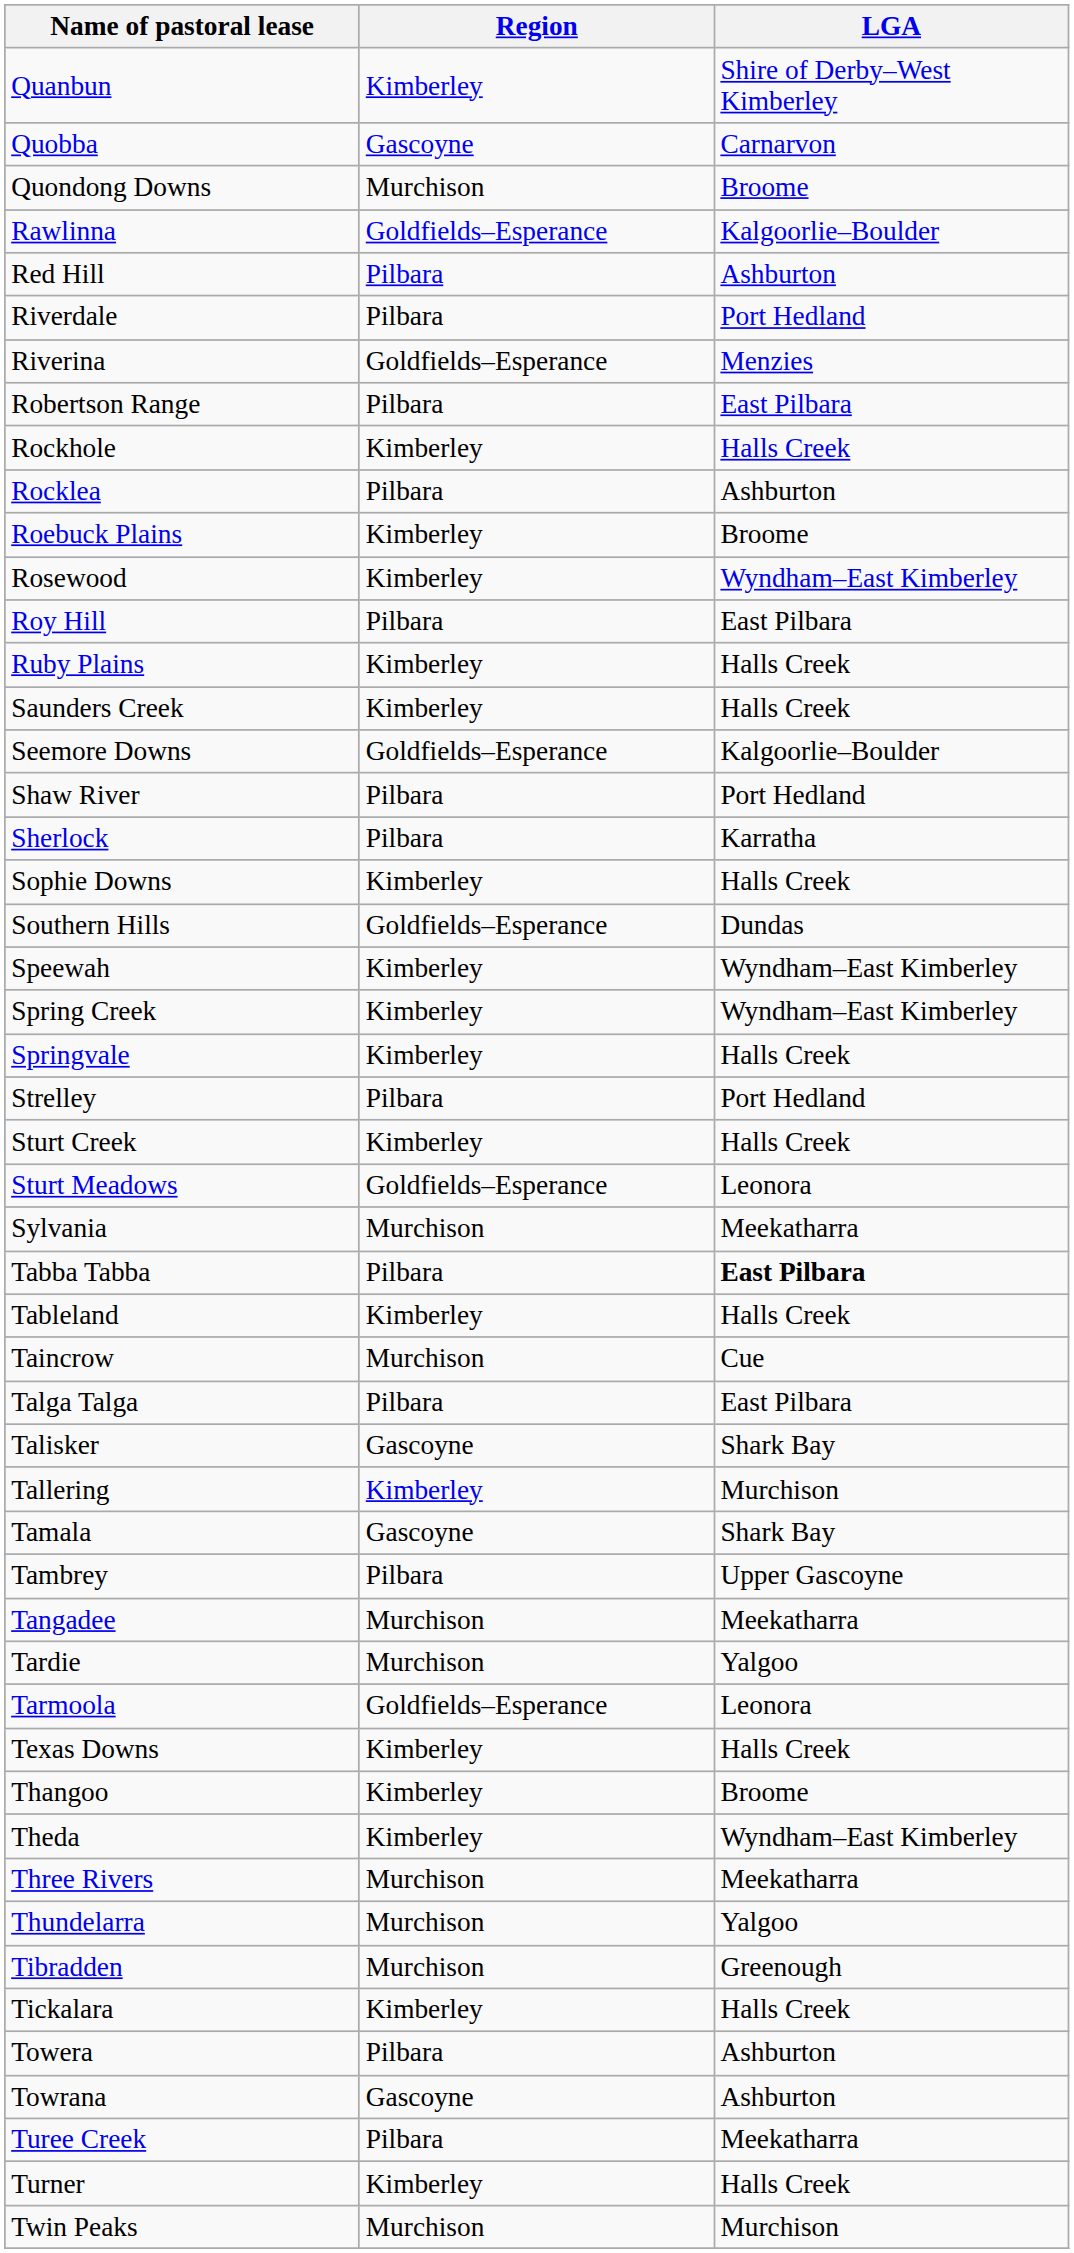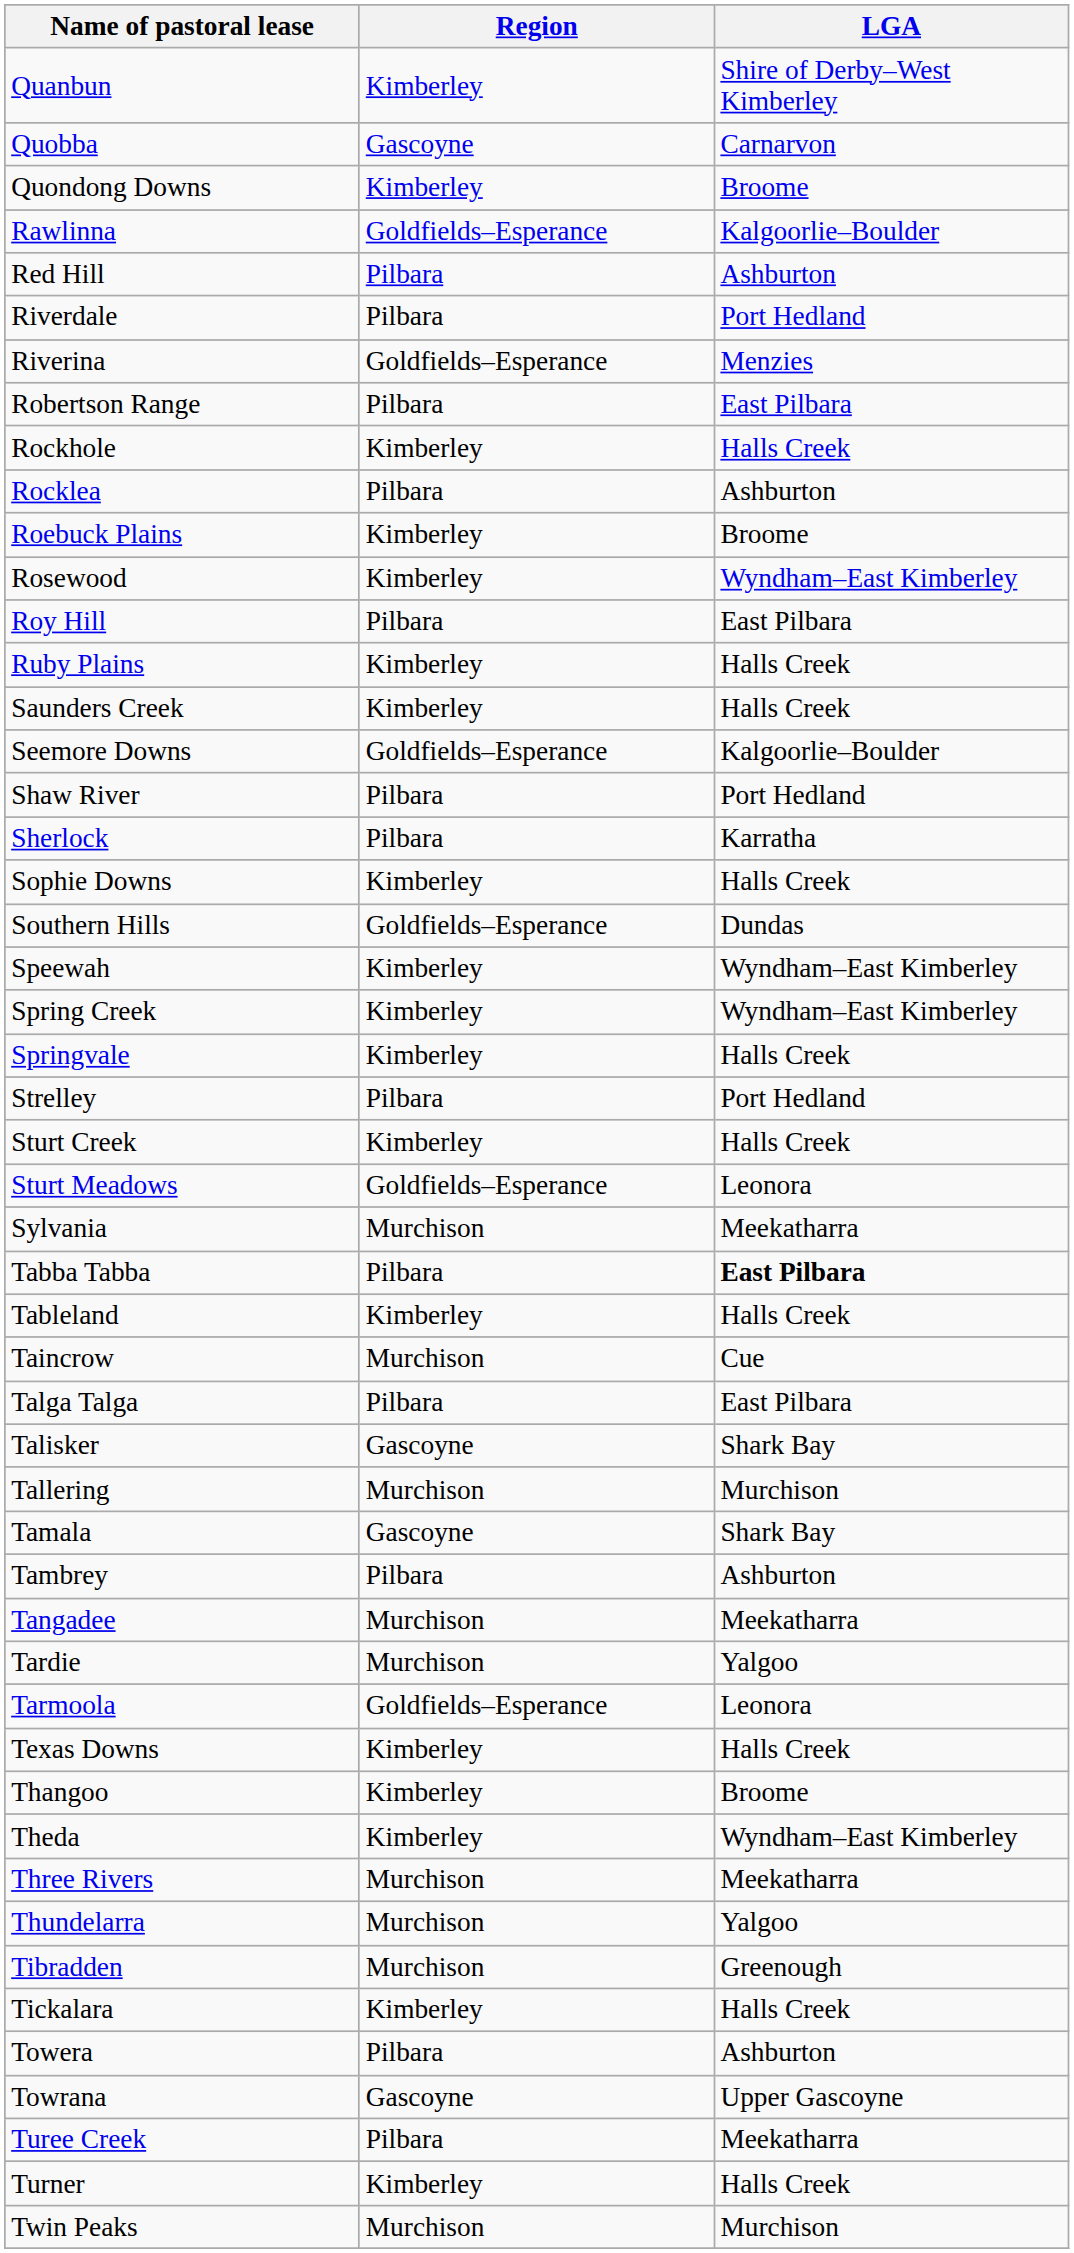(425, 187) Murchison -> (424, 187) Kimberley
(424, 1488) Kimberley -> (425, 1488) Murchison
(812, 1575) Upper Gascoyne -> (778, 1575) Ashburton
(778, 2096) Ashburton -> (812, 2096) Upper Gascoyne
